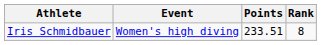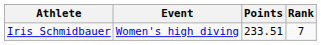(301, 31) 8 -> (301, 31) 7
